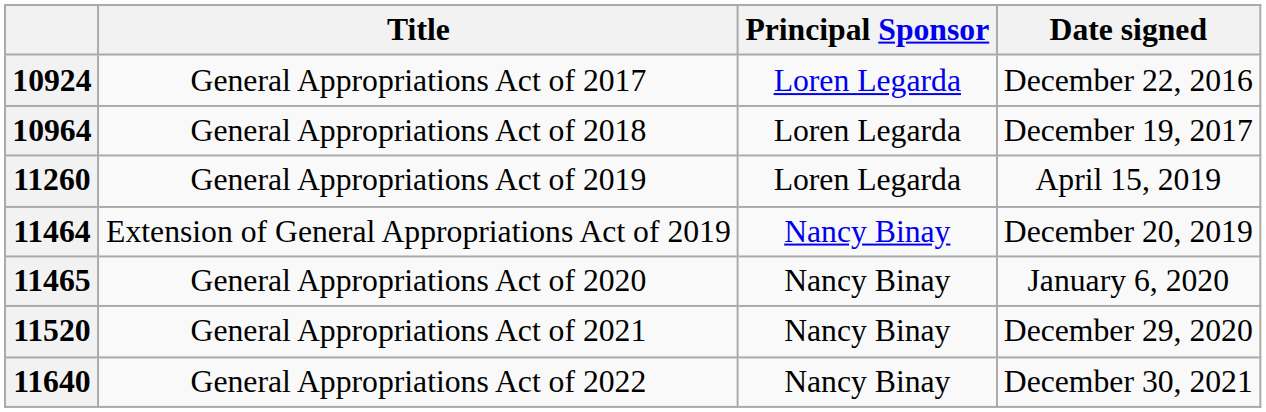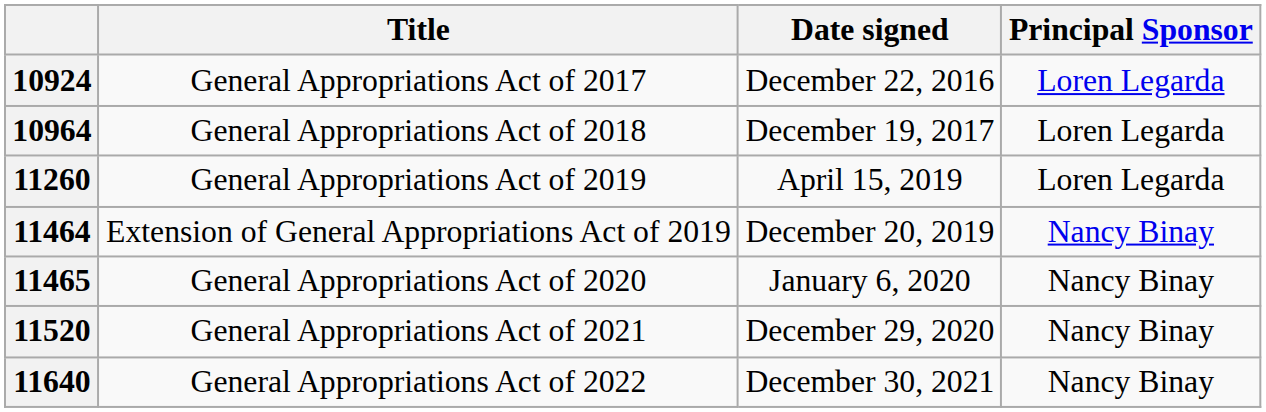columns swapped: (867, 29) <-> (1128, 29)
